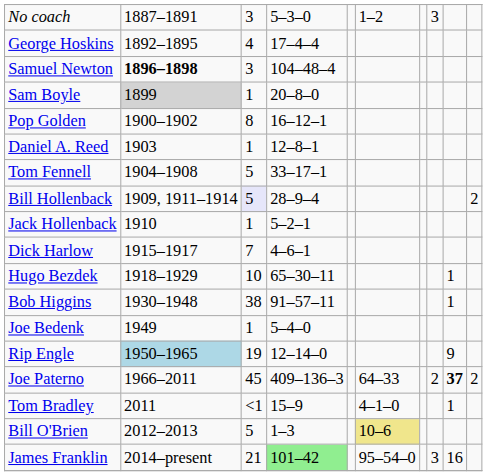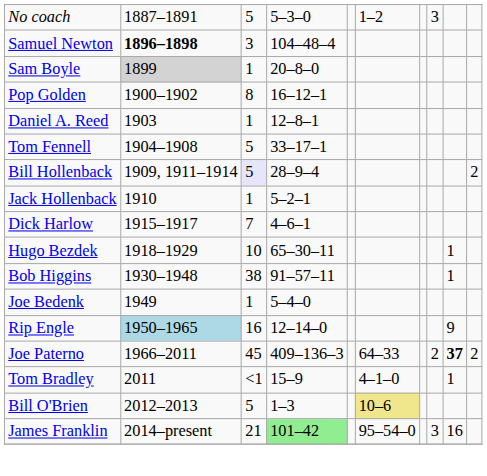(249, 17) 3 -> (249, 17) 5
- row: (61, 43)
(253, 353) 19 -> (253, 328) 16
